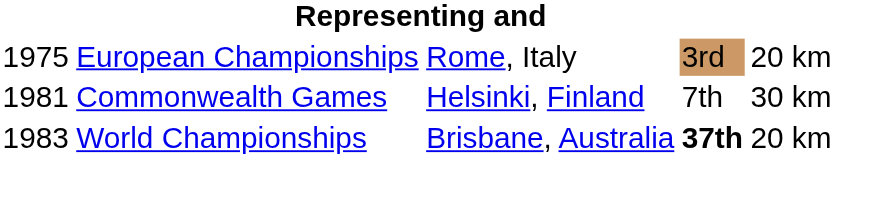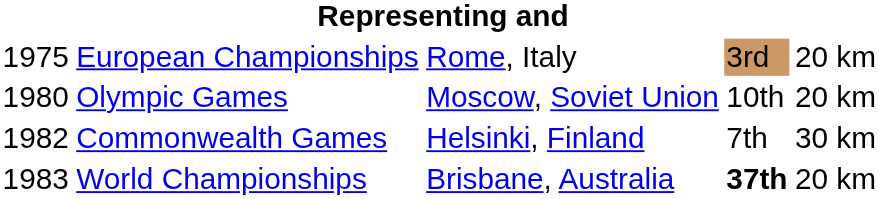+ row: (182, 97)
(36, 97) 1981 -> (36, 138) 1982
